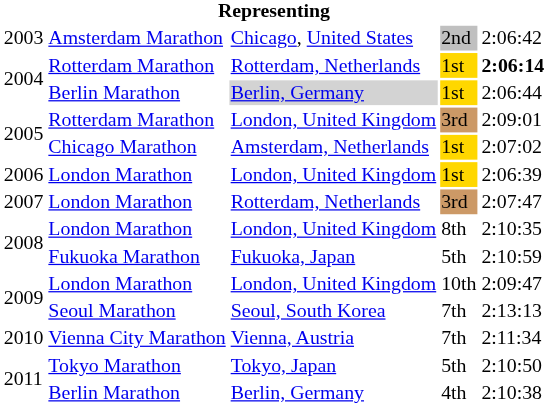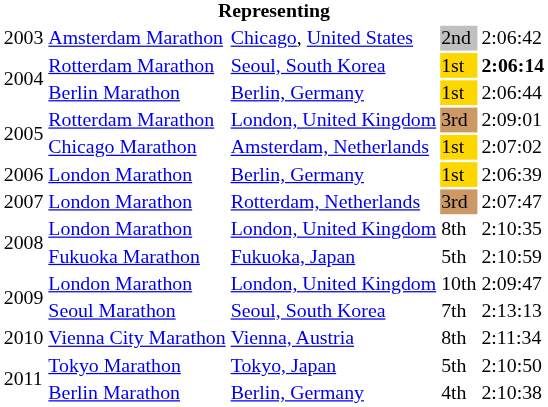(325, 65) Rotterdam, Netherlands -> (308, 65) Seoul, South Korea
(297, 92) lightgrey background -> (297, 92) no background
(333, 174) London, United Kingdom -> (297, 174) Berlin, Germany
(454, 338) 7th -> (454, 338) 8th
